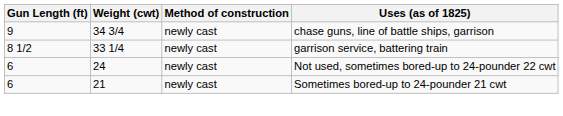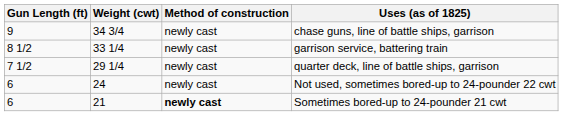+ row: (396, 66)
(191, 84) normal -> (193, 102) bold
